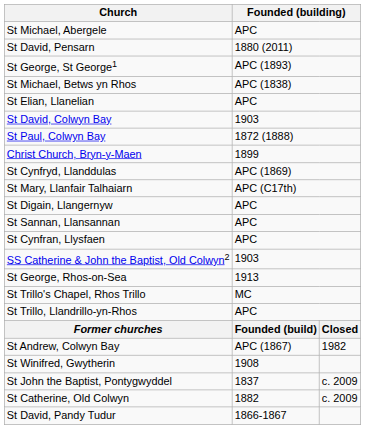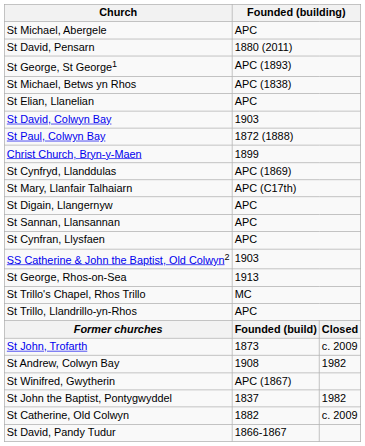+ row: (47, 346)
(263, 346) APC (1867) -> (247, 364) 1908
(247, 364) 1908 -> (263, 381) APC (1867)
(340, 381) c. 2009 -> (334, 398) 1982
